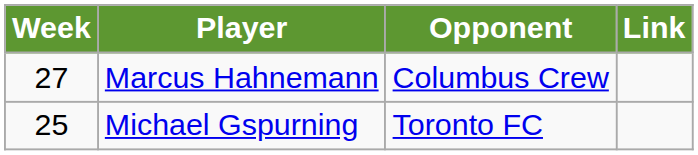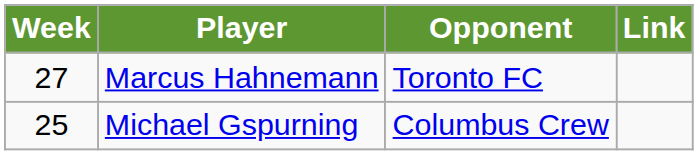(501, 76) Columbus Crew -> (468, 76) Toronto FC
(468, 125) Toronto FC -> (501, 125) Columbus Crew
